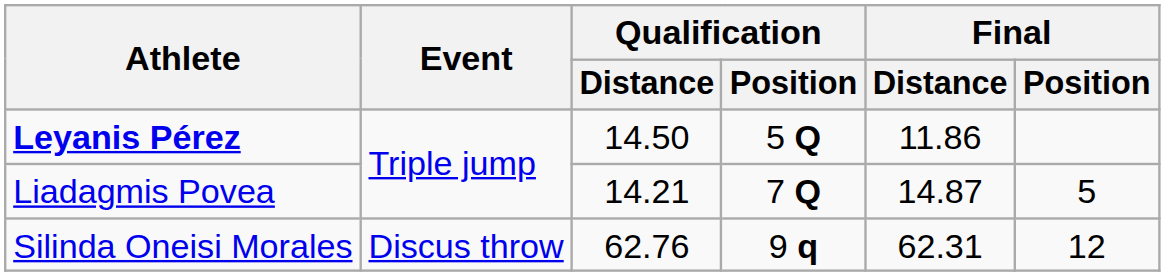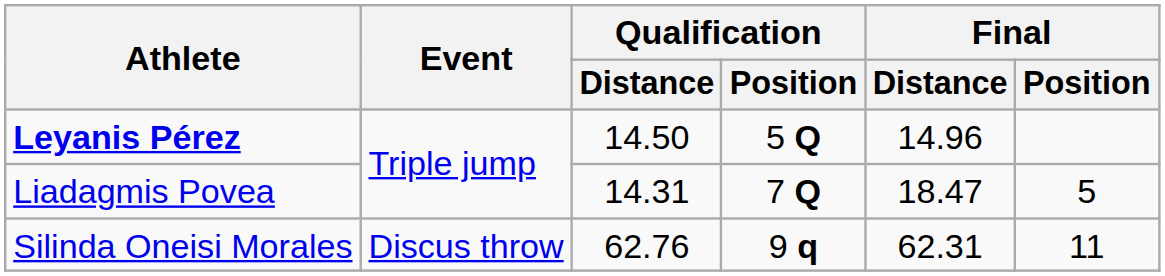(940, 137) 11.86 -> (940, 137) 14.96
(647, 191) 14.21 -> (647, 191) 14.31
(940, 191) 14.87 -> (940, 191) 18.47
(1087, 245) 12 -> (1087, 245) 11
